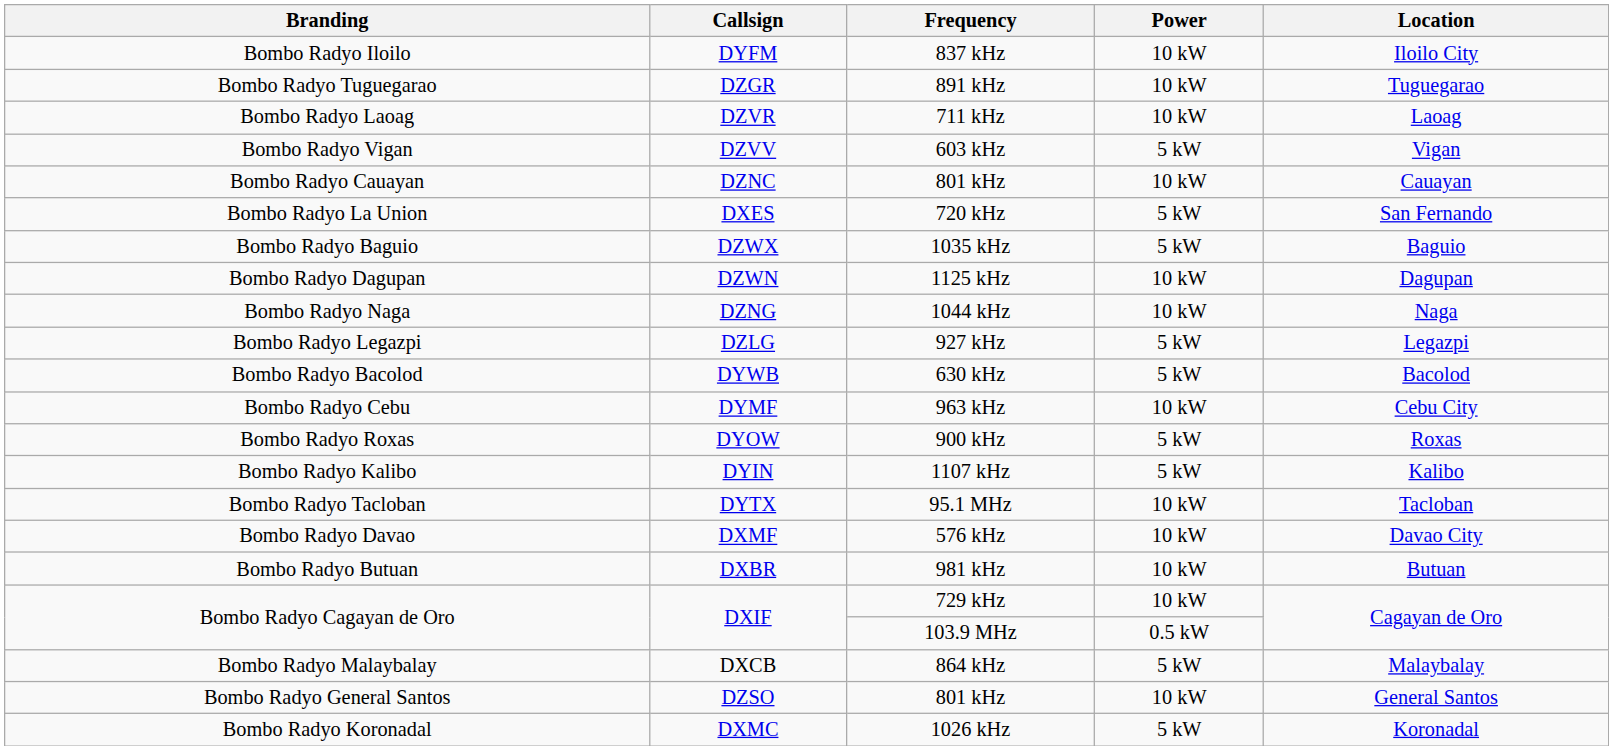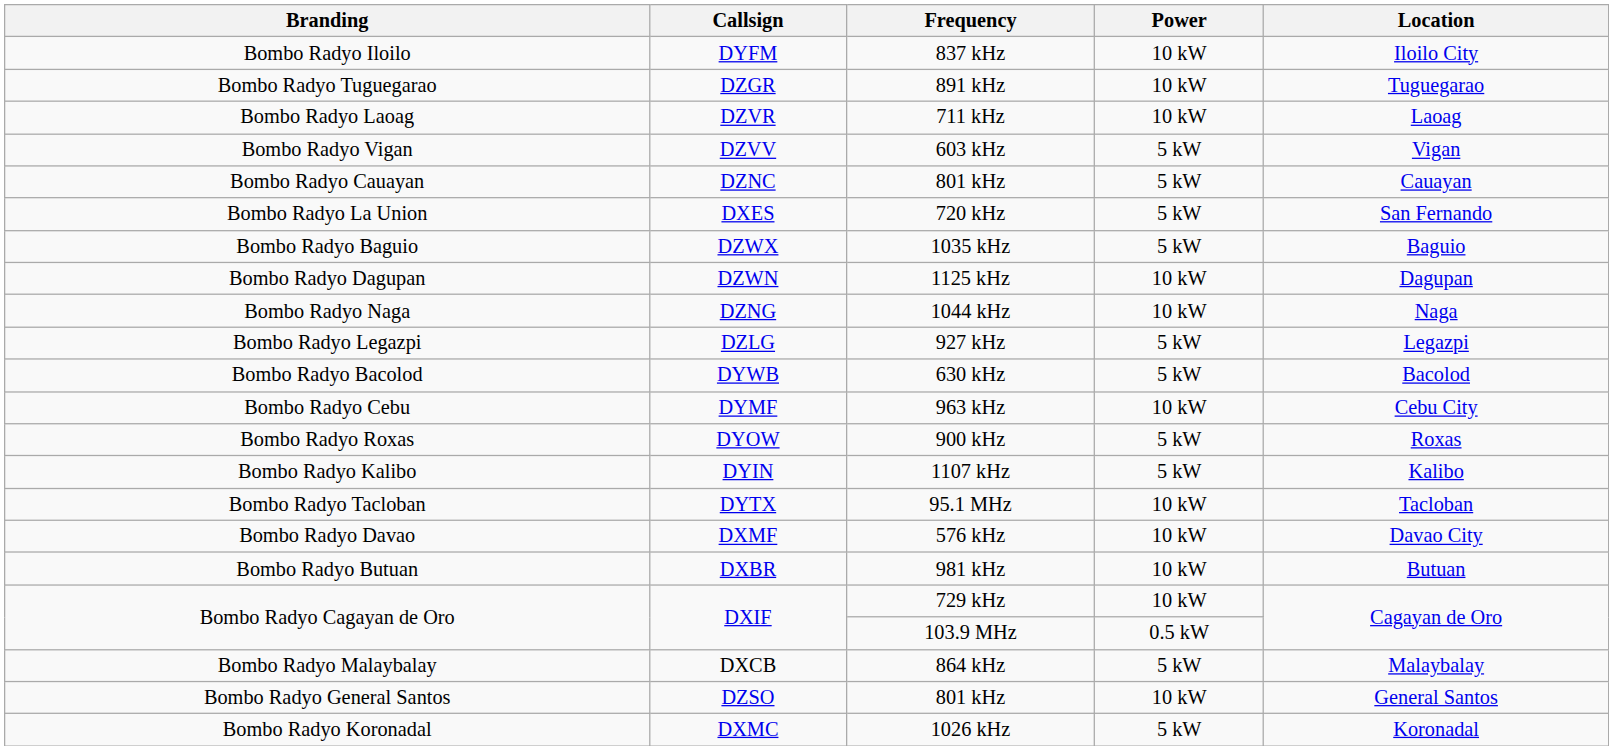(1179, 181) 10 kW -> (1179, 181) 5 kW
